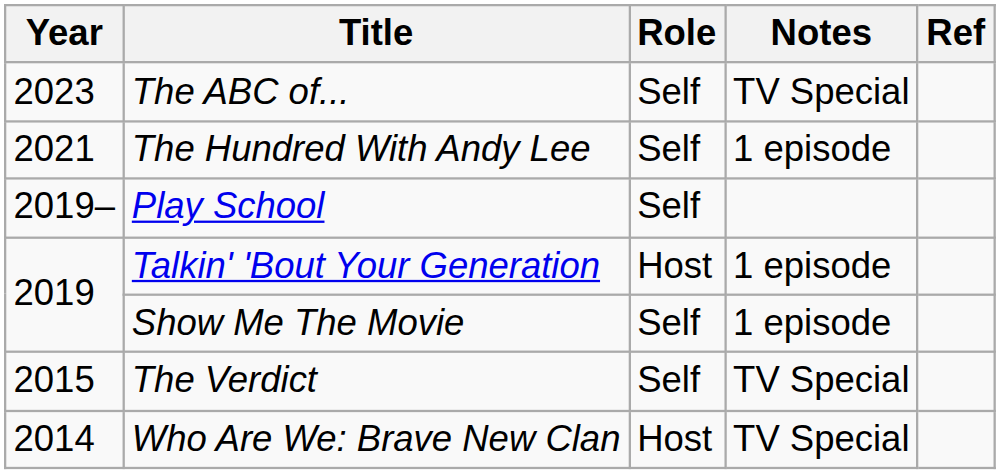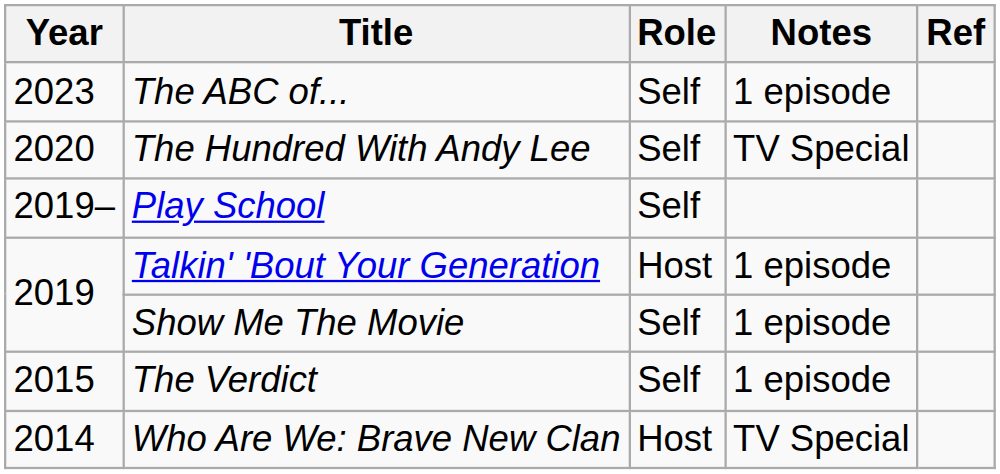(821, 91) TV Special -> (812, 91) 1 episode
(54, 149) 2021 -> (54, 149) 2020
(812, 149) 1 episode -> (821, 149) TV Special
(821, 380) TV Special -> (812, 380) 1 episode
